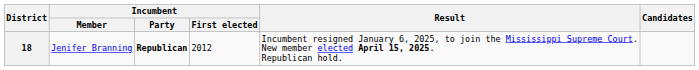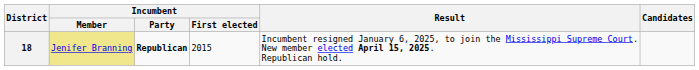(92, 49) no background -> (92, 49) khaki background
(202, 49) 2012 -> (202, 49) 2015
